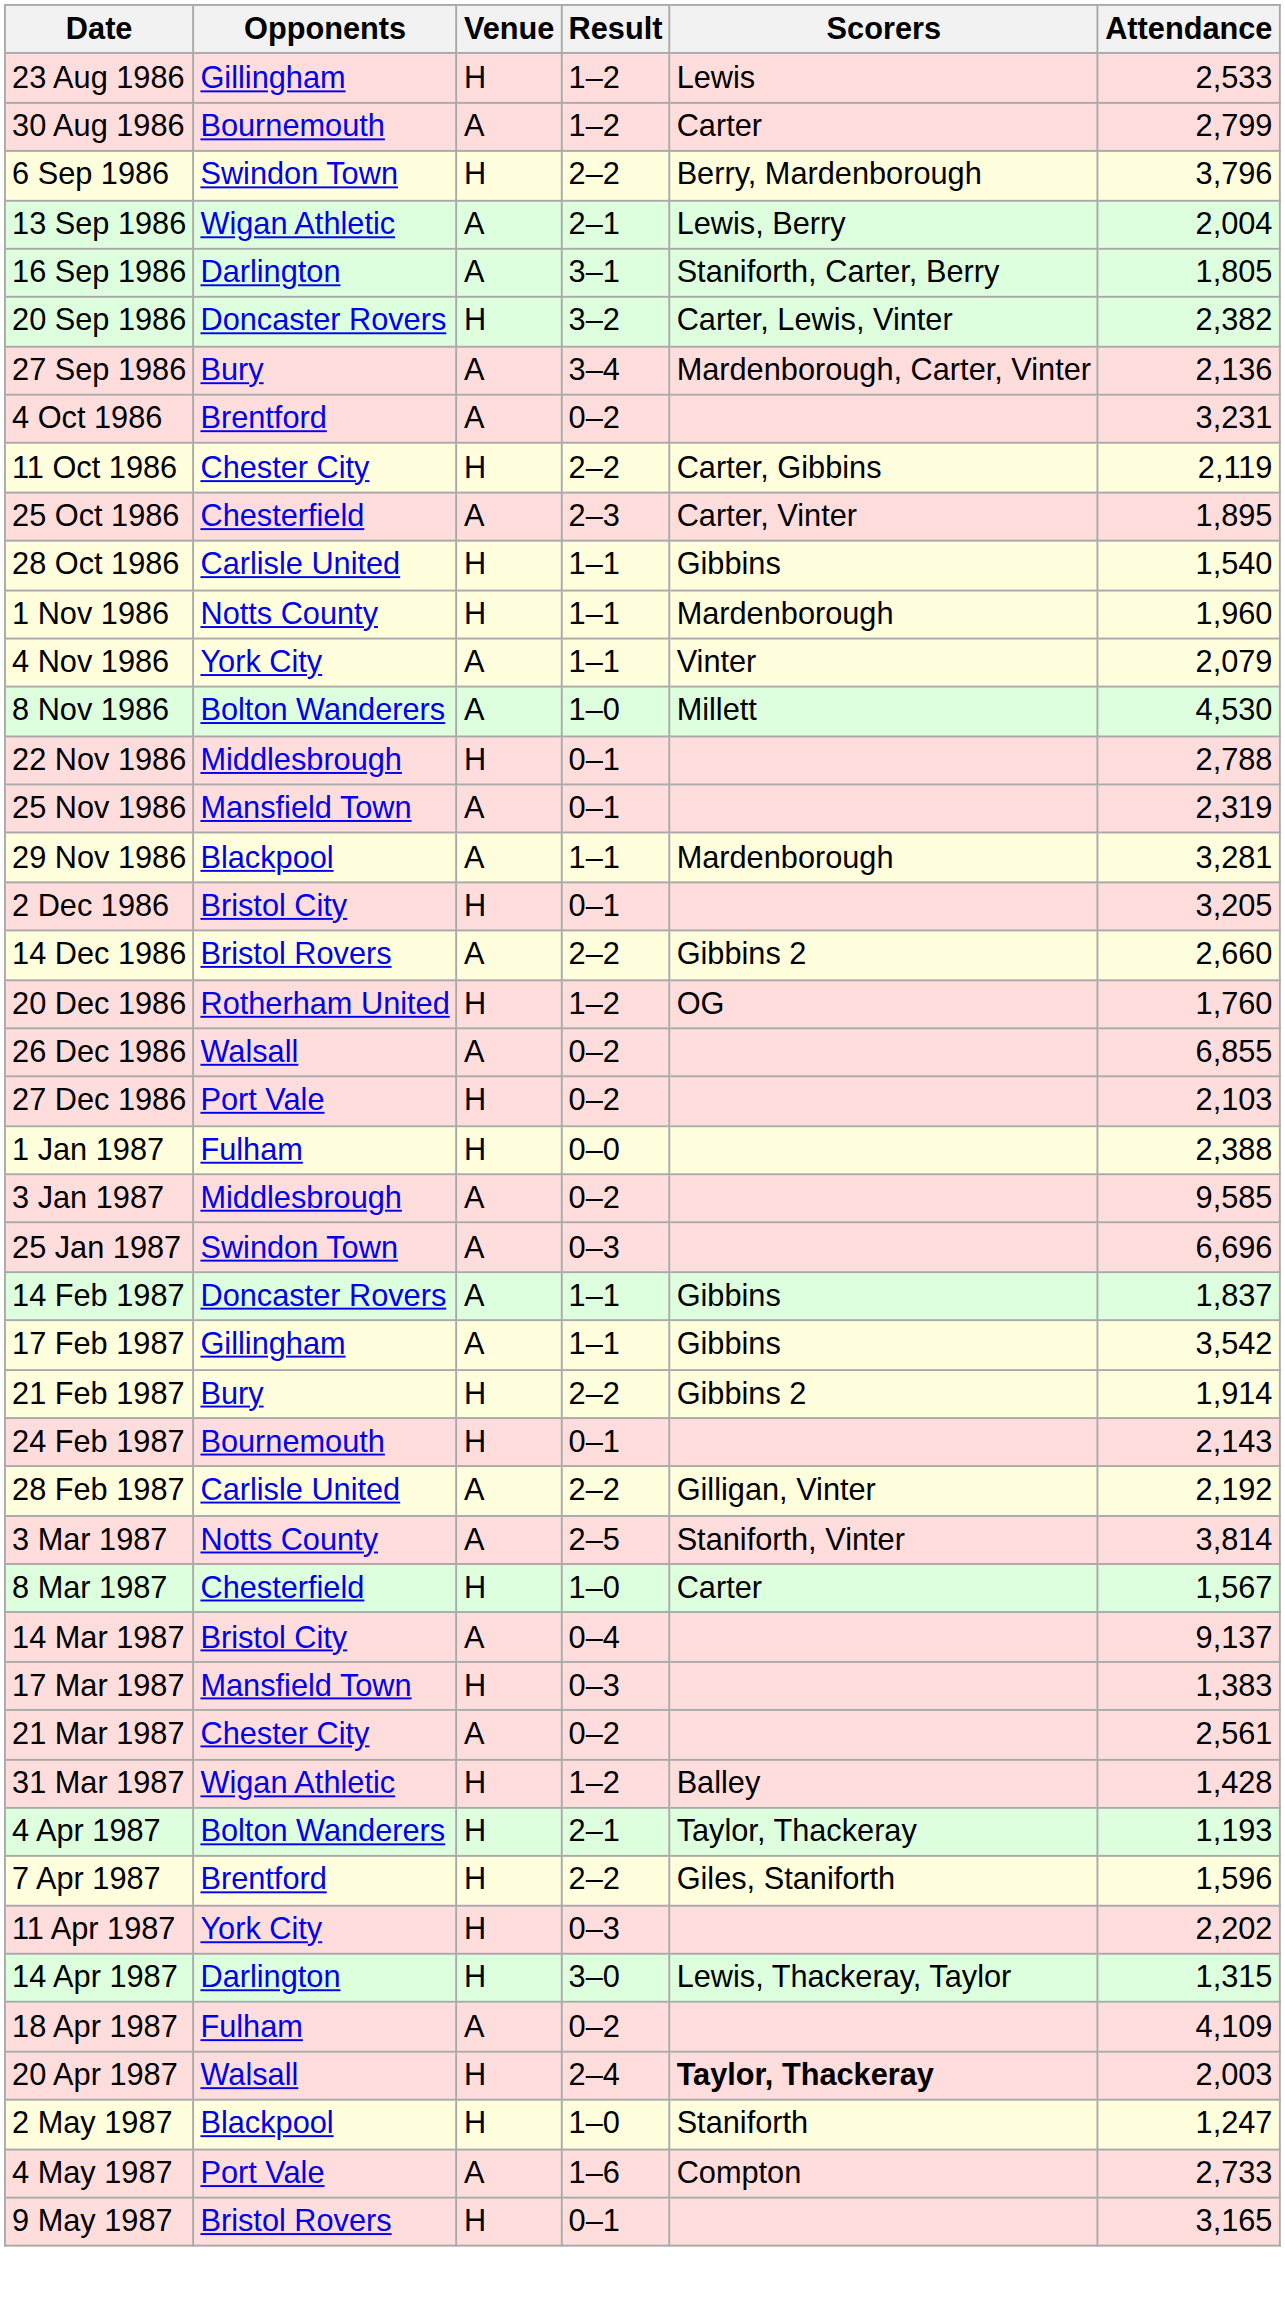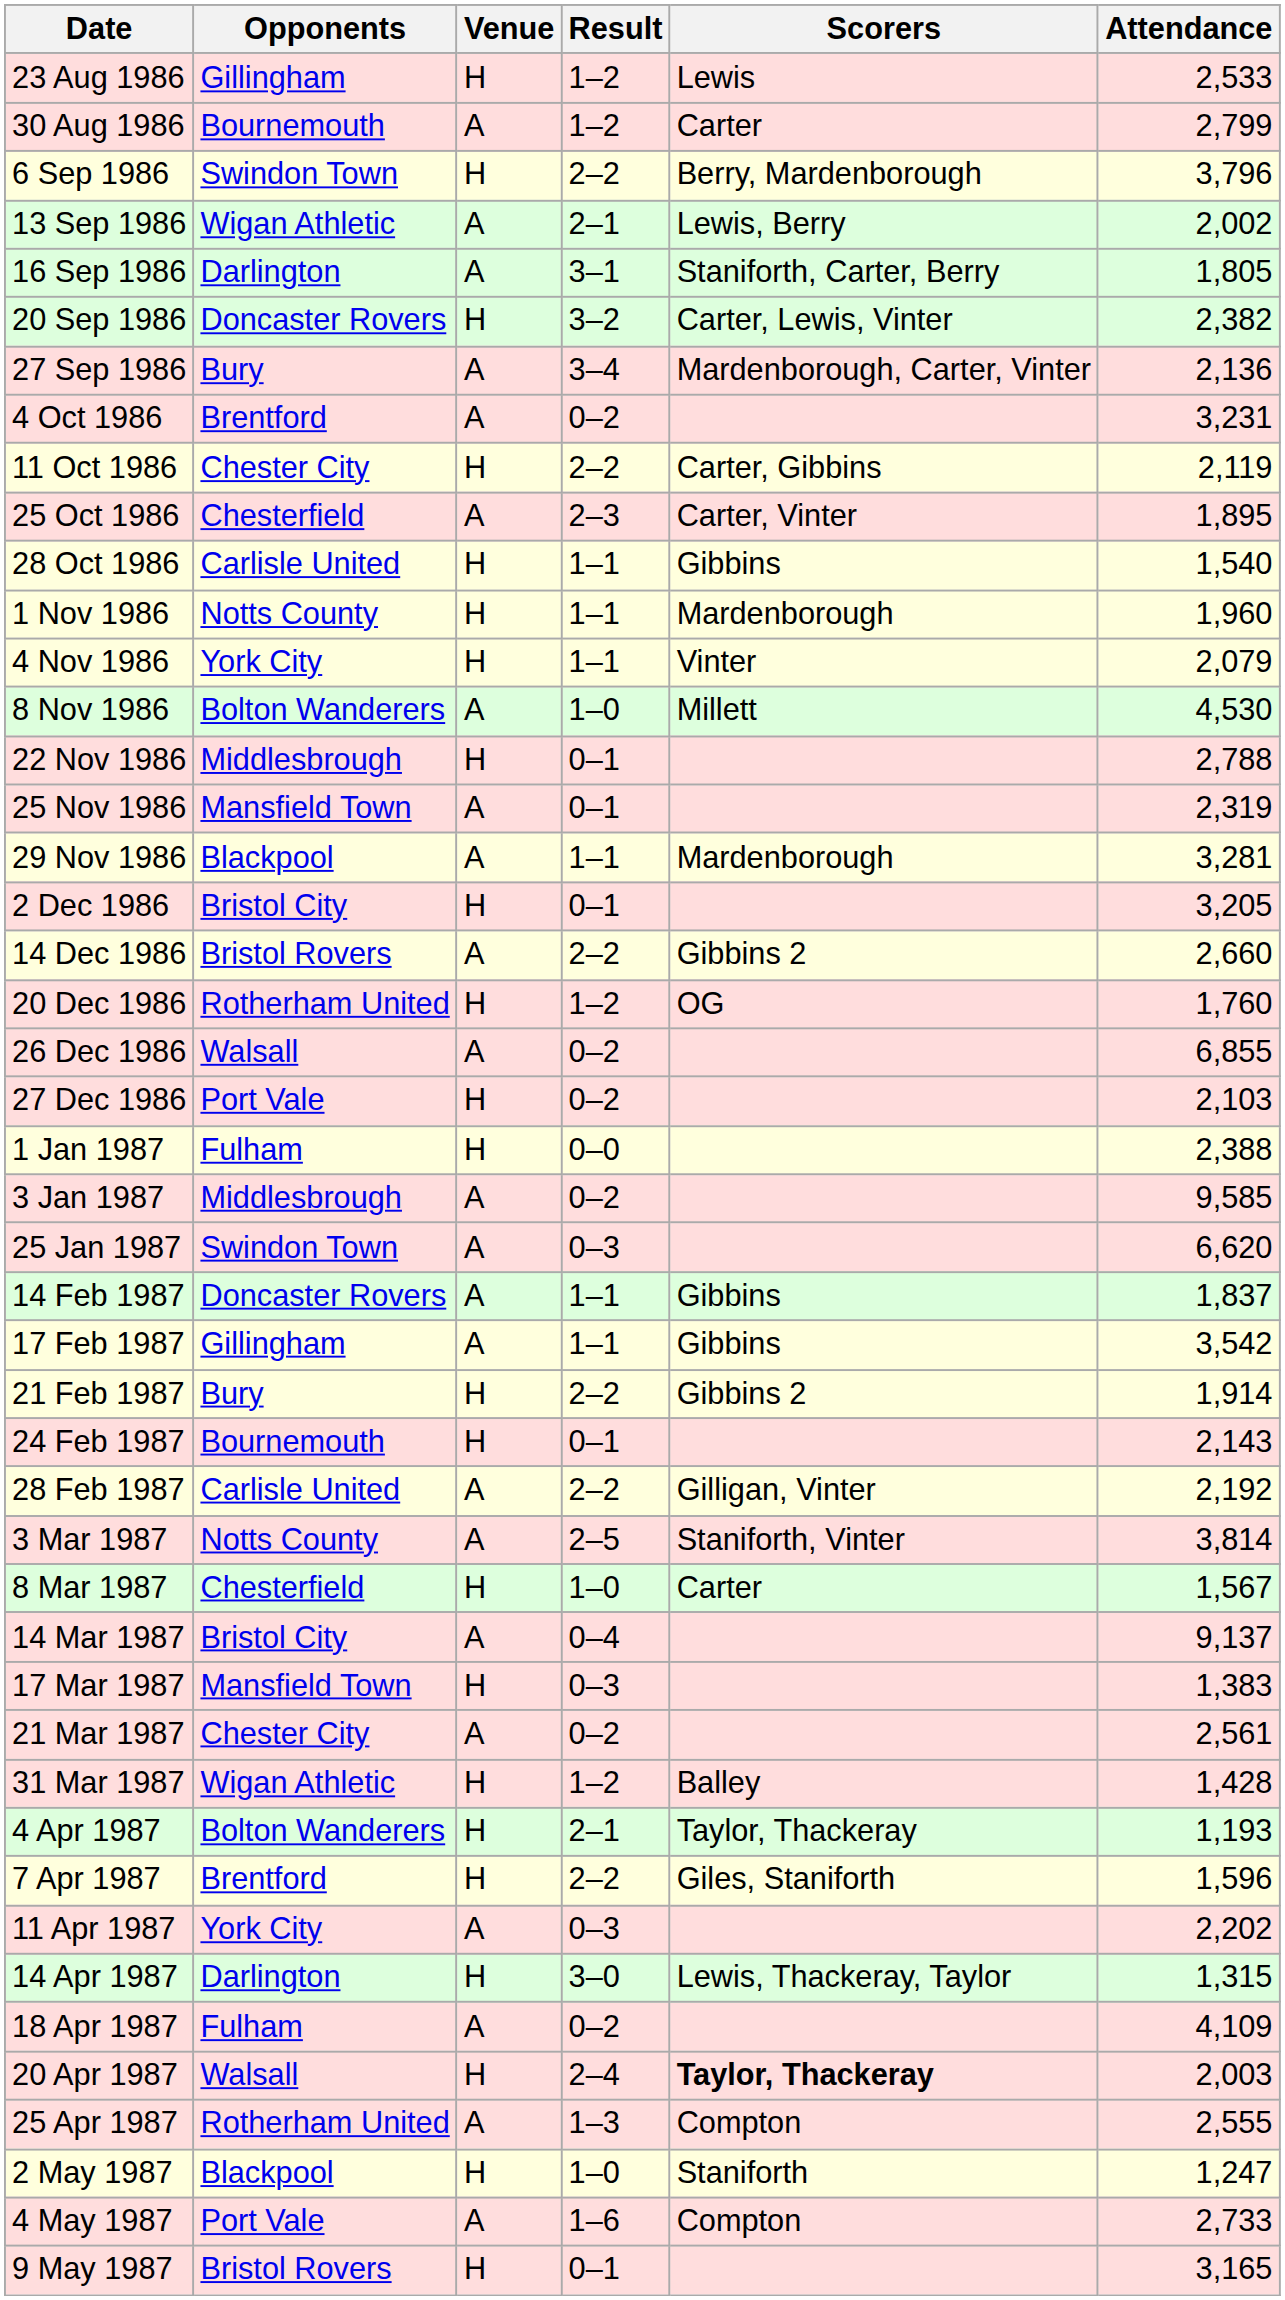(1234, 223) 2,004 -> (1234, 223) 2,002
(474, 662) A -> (475, 662) H
(1234, 1246) 6,696 -> (1234, 1246) 6,620
(475, 1928) H -> (474, 1928) A
+ row: (95, 2123)
